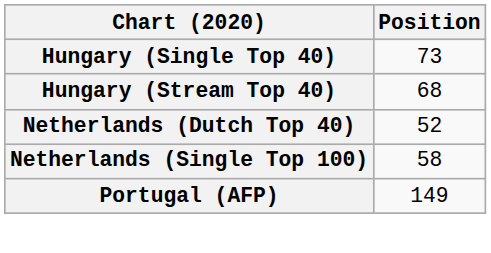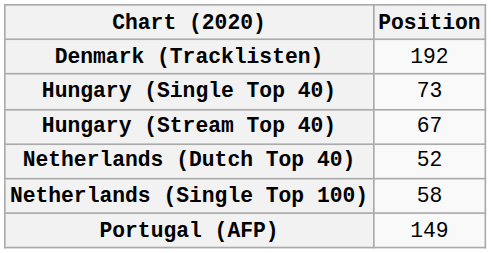+ row: (189, 57)
(429, 92) 68 -> (429, 126) 67
